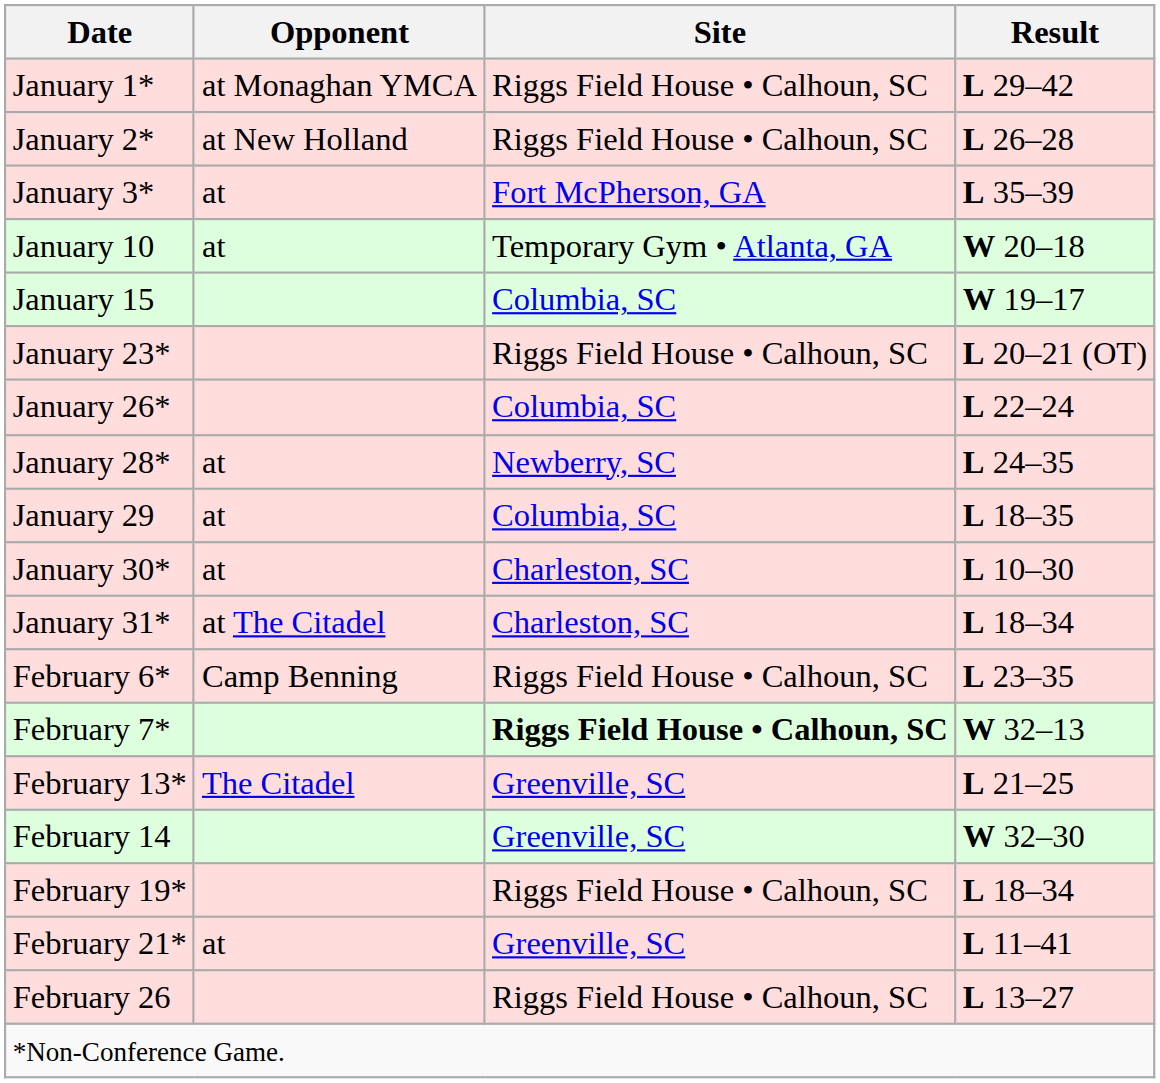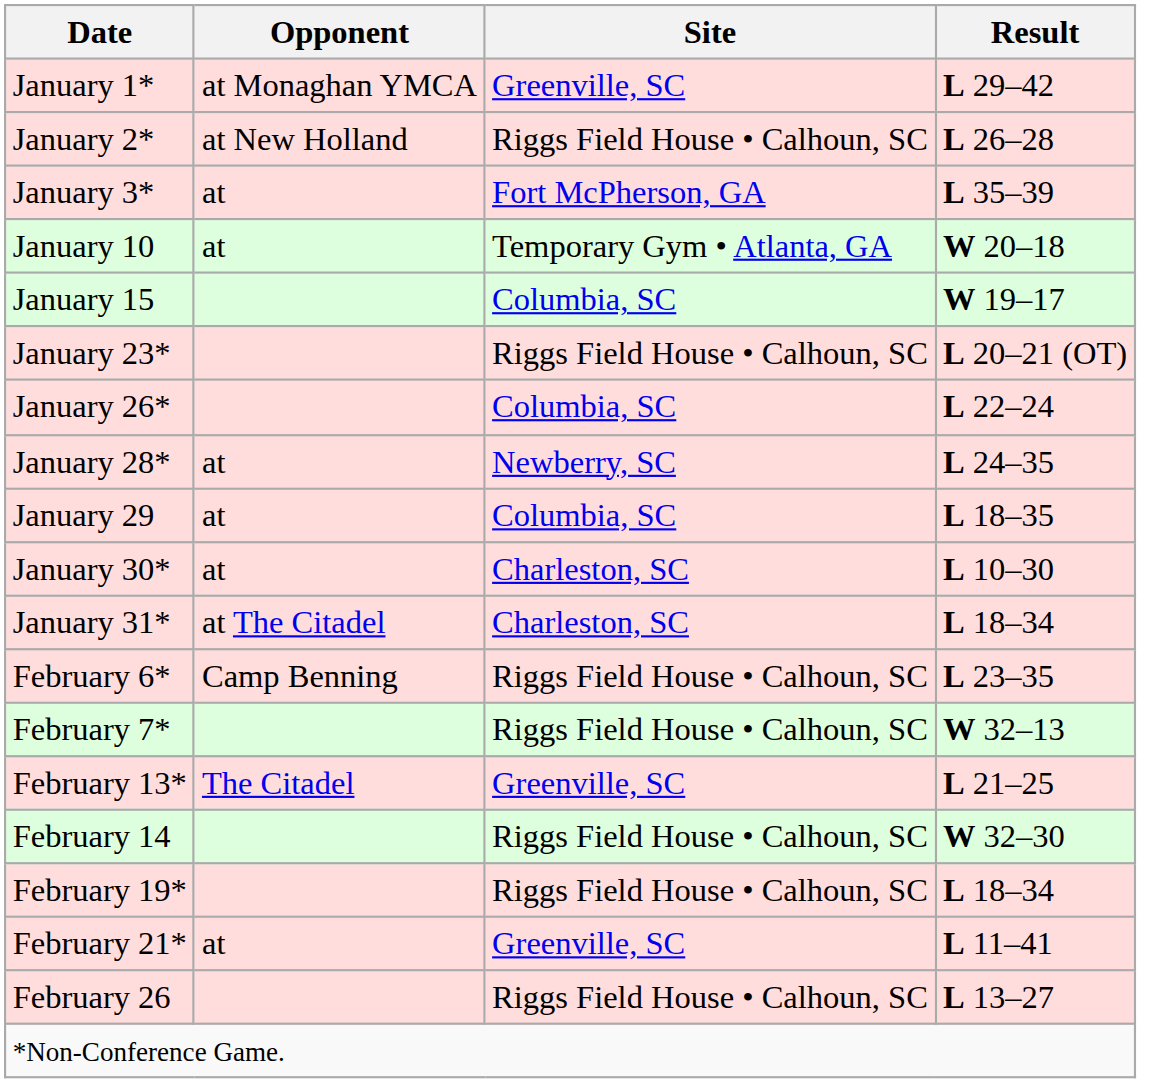(710, 85) Riggs Field House • Calhoun, SC -> (589, 85) Greenville, SC
(720, 728) bold -> (710, 728) normal
(589, 836) Greenville, SC -> (710, 836) Riggs Field House • Calhoun, SC
